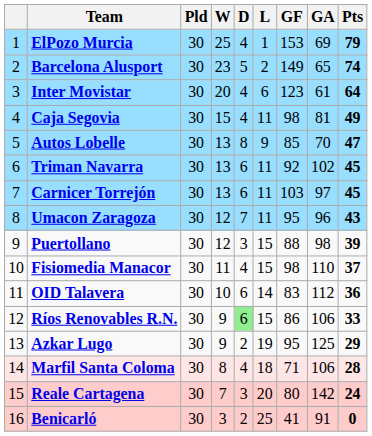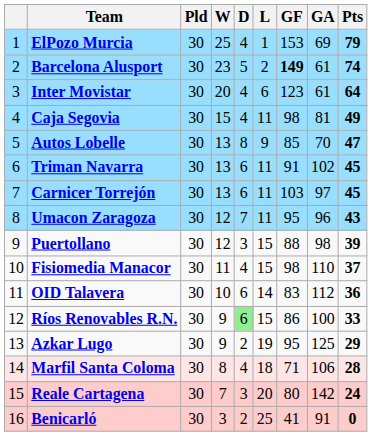(292, 67) normal -> (292, 67) bold
(323, 67) 65 -> (323, 67) 61
(292, 167) 92 -> (292, 167) 91
(323, 318) 106 -> (323, 318) 100
